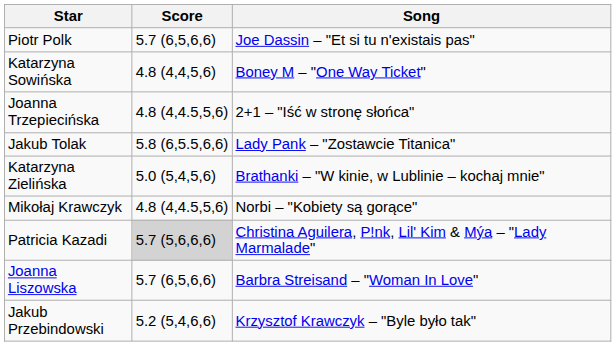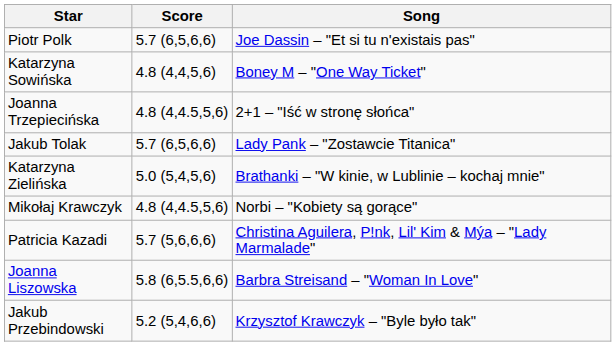(182, 144) 5.8 (6,5.5,6,6) -> (176, 144) 5.7 (6,5,6,6)
(176, 240) lightgrey background -> (176, 240) no background
(176, 280) 5.7 (6,5,6,6) -> (182, 280) 5.8 (6,5.5,6,6)
